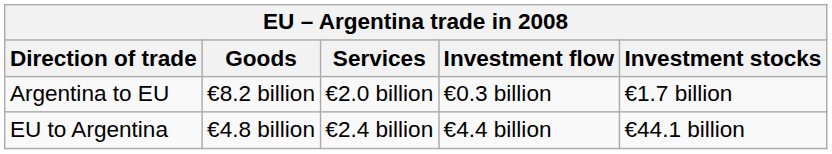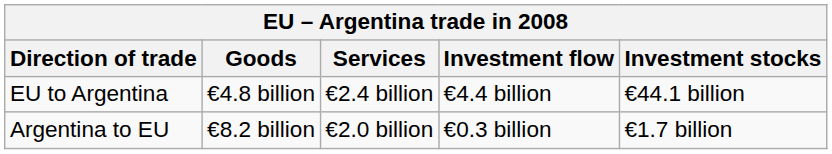rows swapped: (89, 129) <-> (90, 93)
